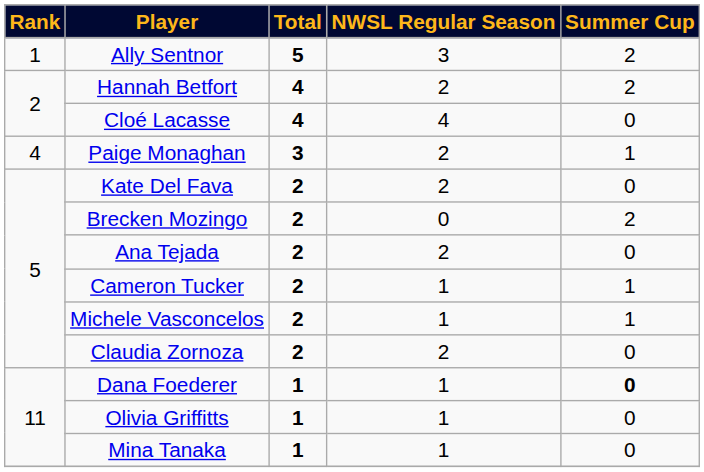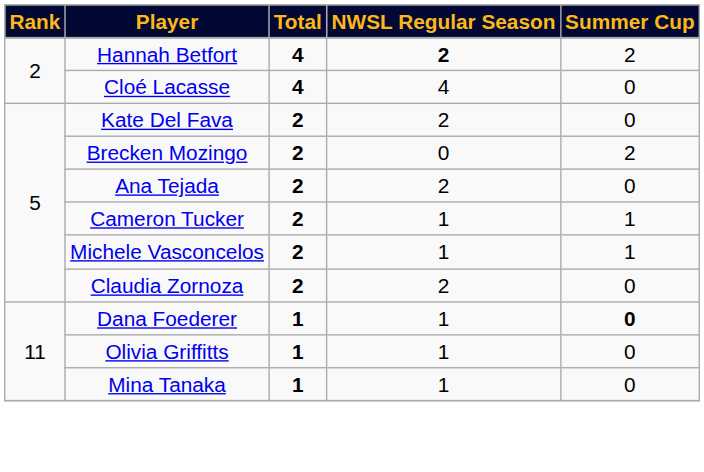- row: (167, 54)
(443, 87) normal -> (443, 54) bold
- row: (167, 153)
